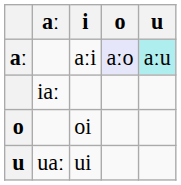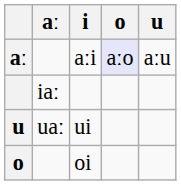(157, 57) paleturquoise background -> (157, 57) no background
rows swapped: (83, 127) <-> (83, 162)
